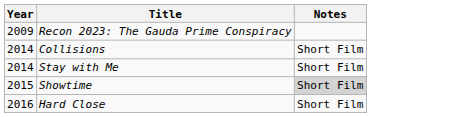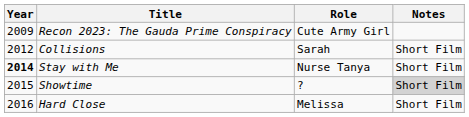+ column: (344, 13)
(20, 49) 2014 -> (20, 49) 2012
(20, 67) normal -> (20, 67) bold
